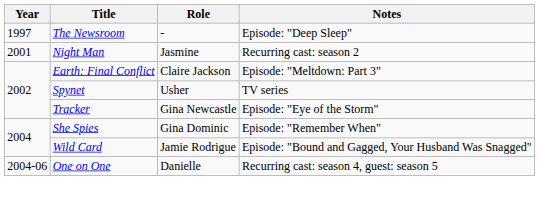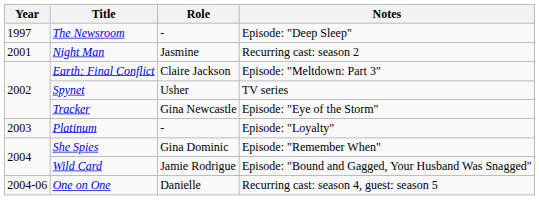+ row: (75, 128)
